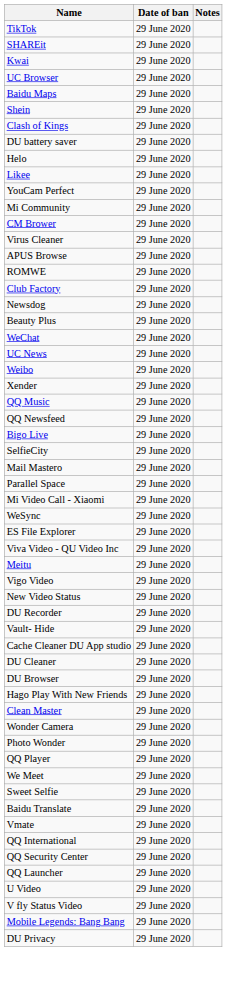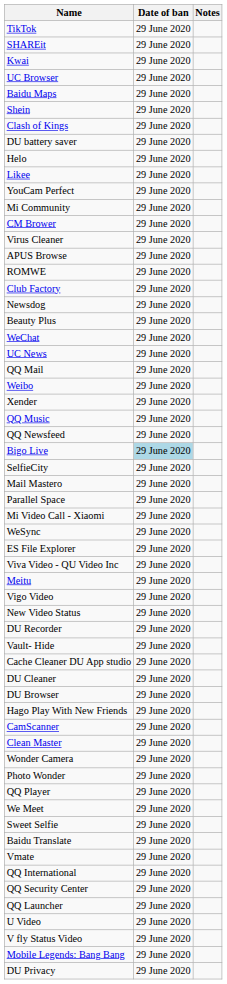+ row: (25, 369)
(163, 434) no background -> (163, 451) lightblue background
+ row: (33, 727)
